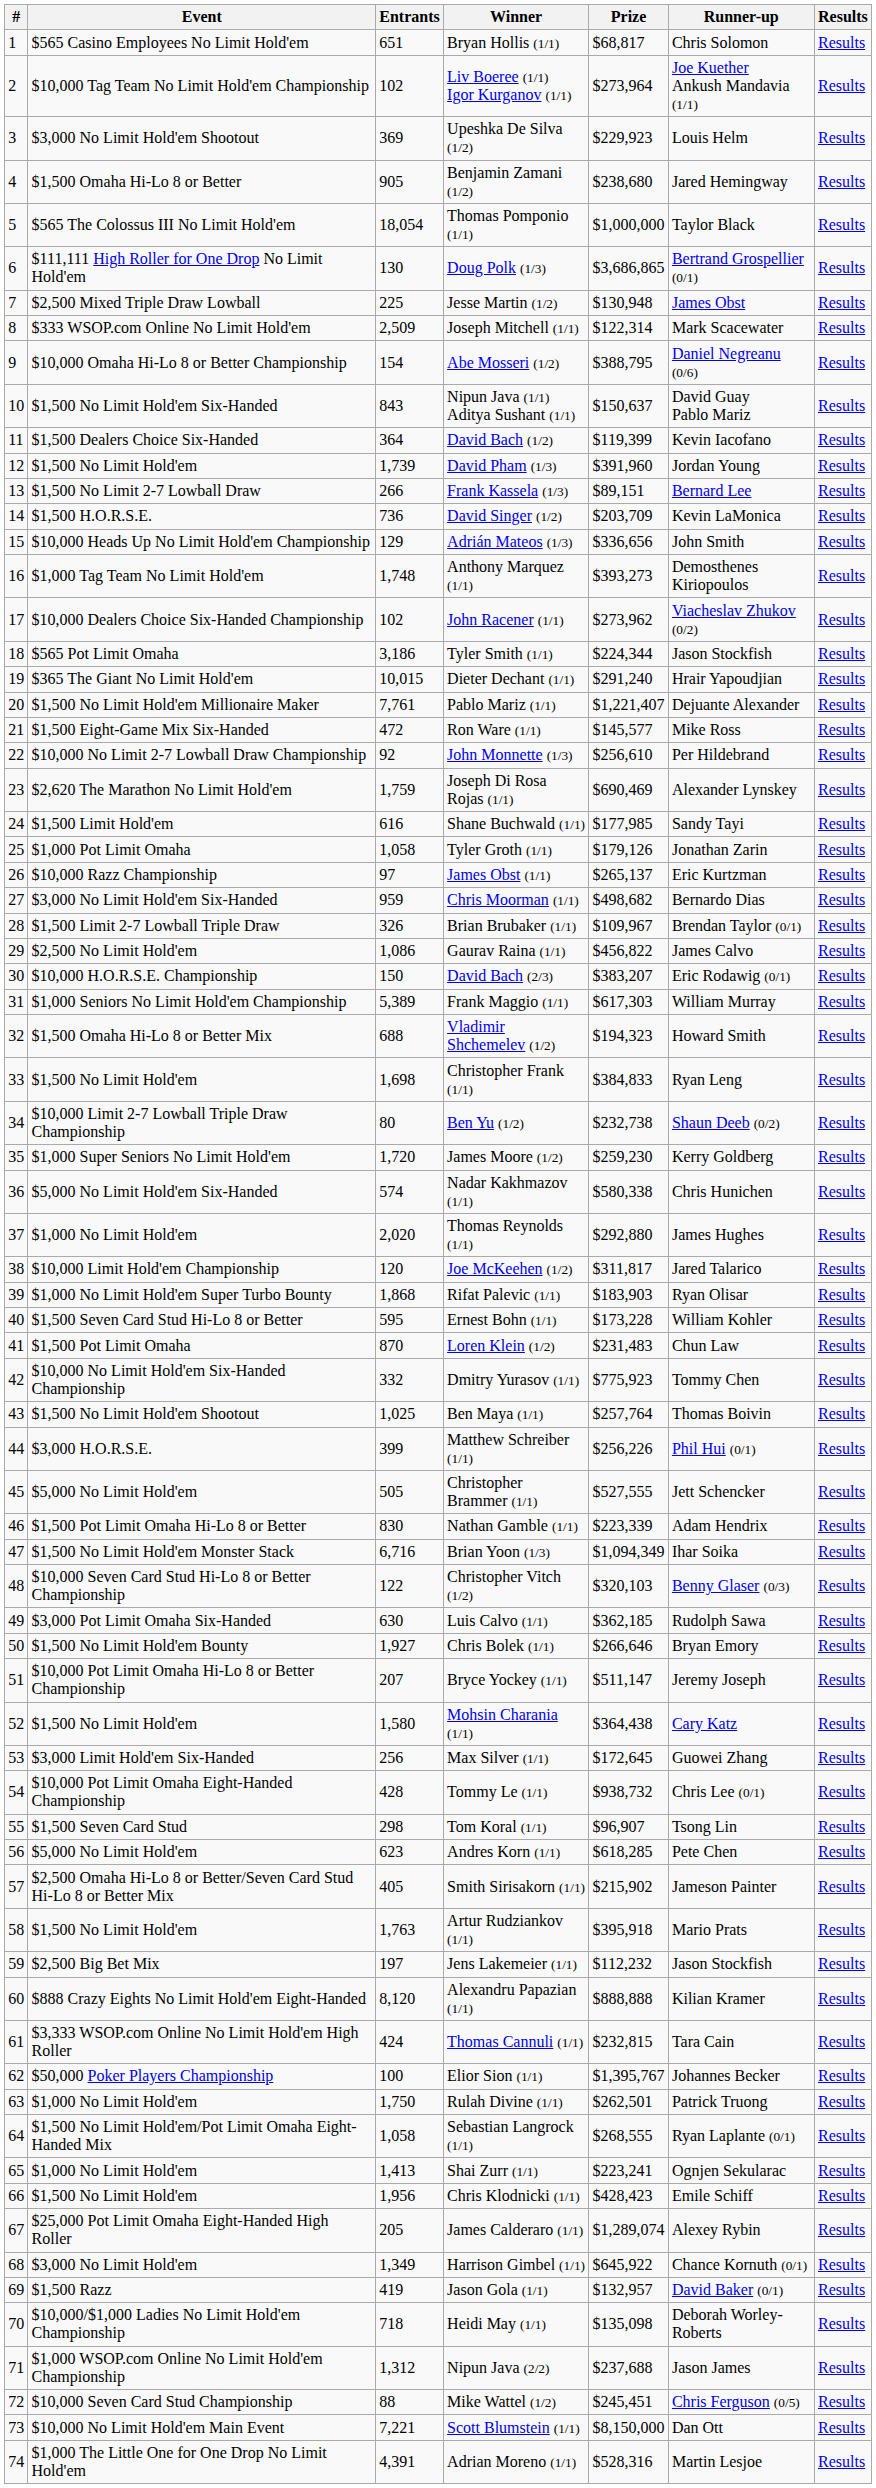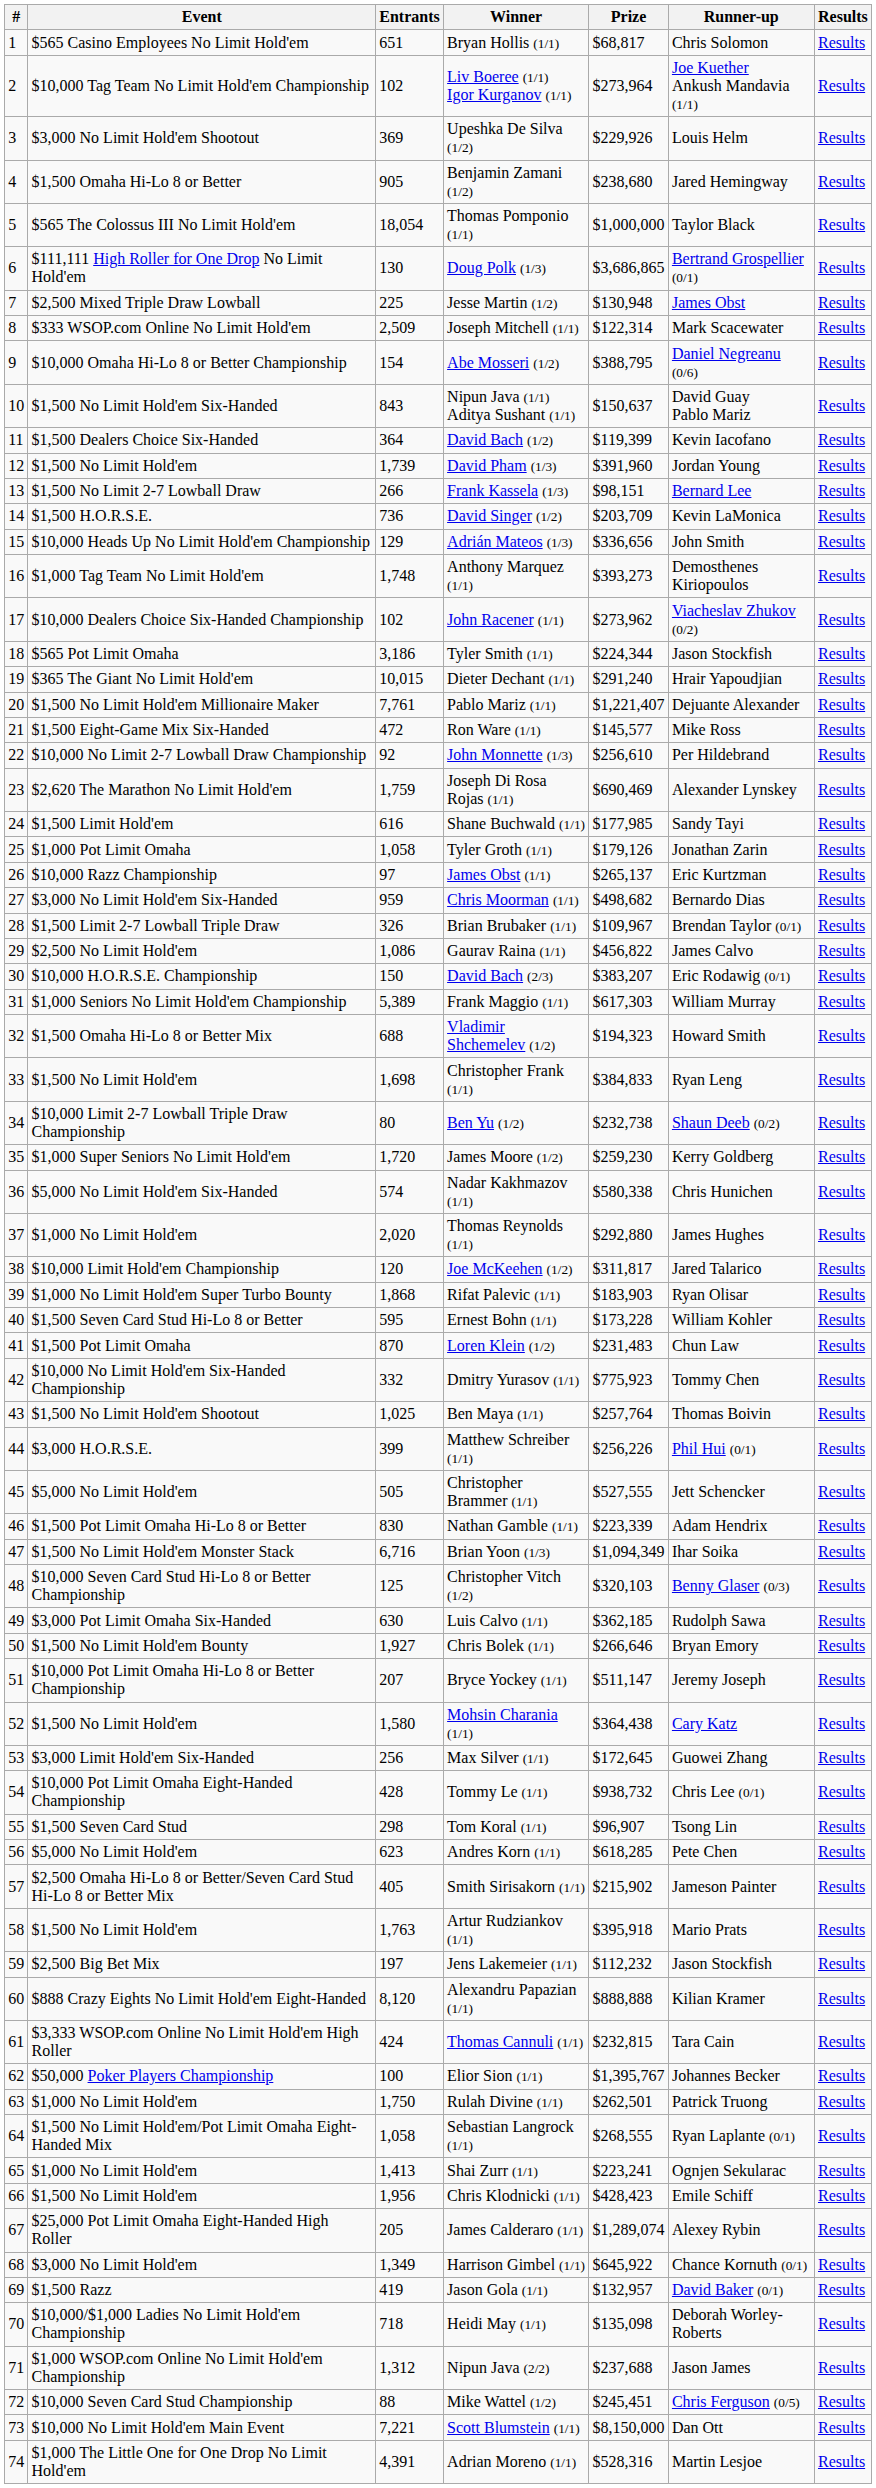(623, 138) $229,923 -> (623, 138) $229,926
(619, 491) $89,151 -> (619, 491) $98,151
(391, 1586) 122 -> (391, 1586) 125
